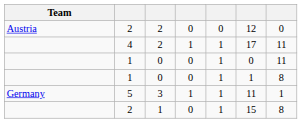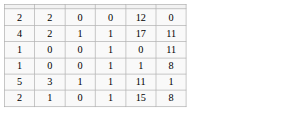- column: (59, 12)
